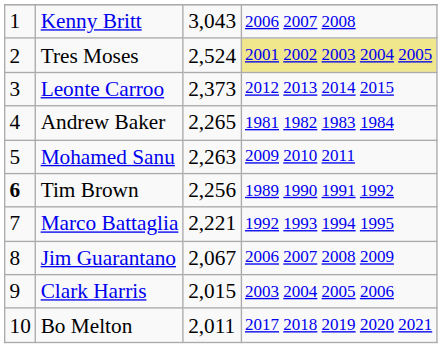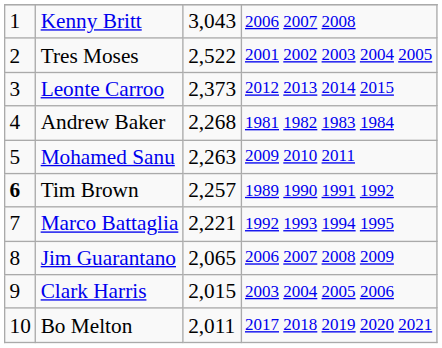(212, 55) 2,524 -> (212, 55) 2,522
(339, 55) khaki background -> (339, 55) no background
(212, 122) 2,265 -> (212, 122) 2,268
(212, 190) 2,256 -> (212, 190) 2,257
(212, 257) 2,067 -> (212, 257) 2,065
